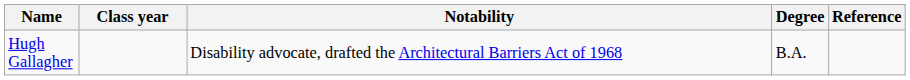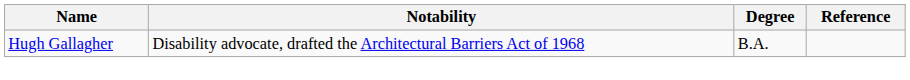- column: (133, 17)
